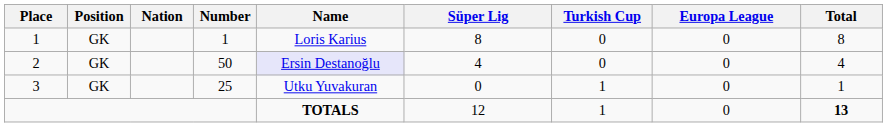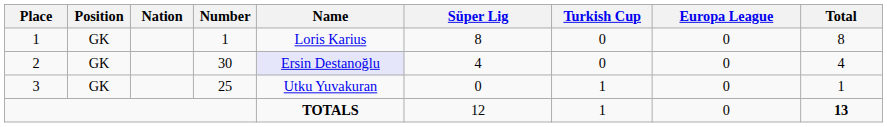(225, 63) 50 -> (225, 63) 30
